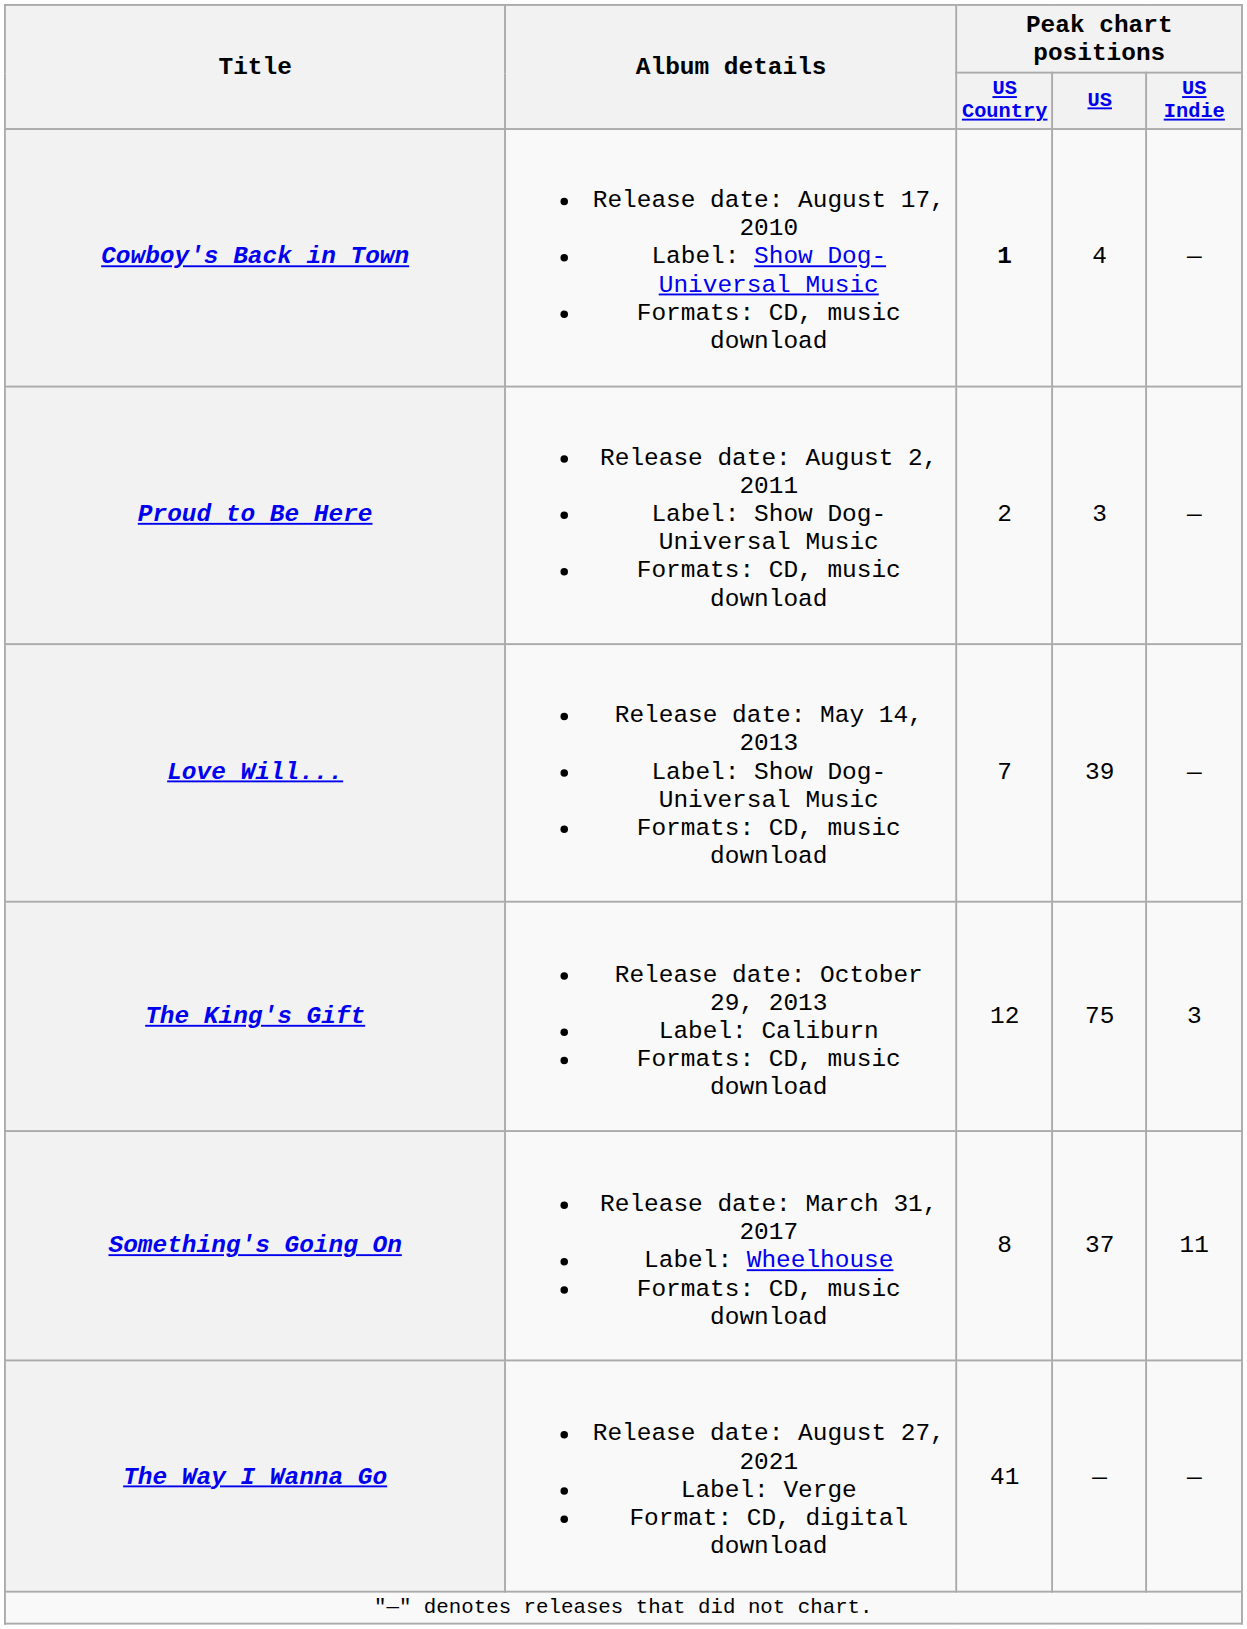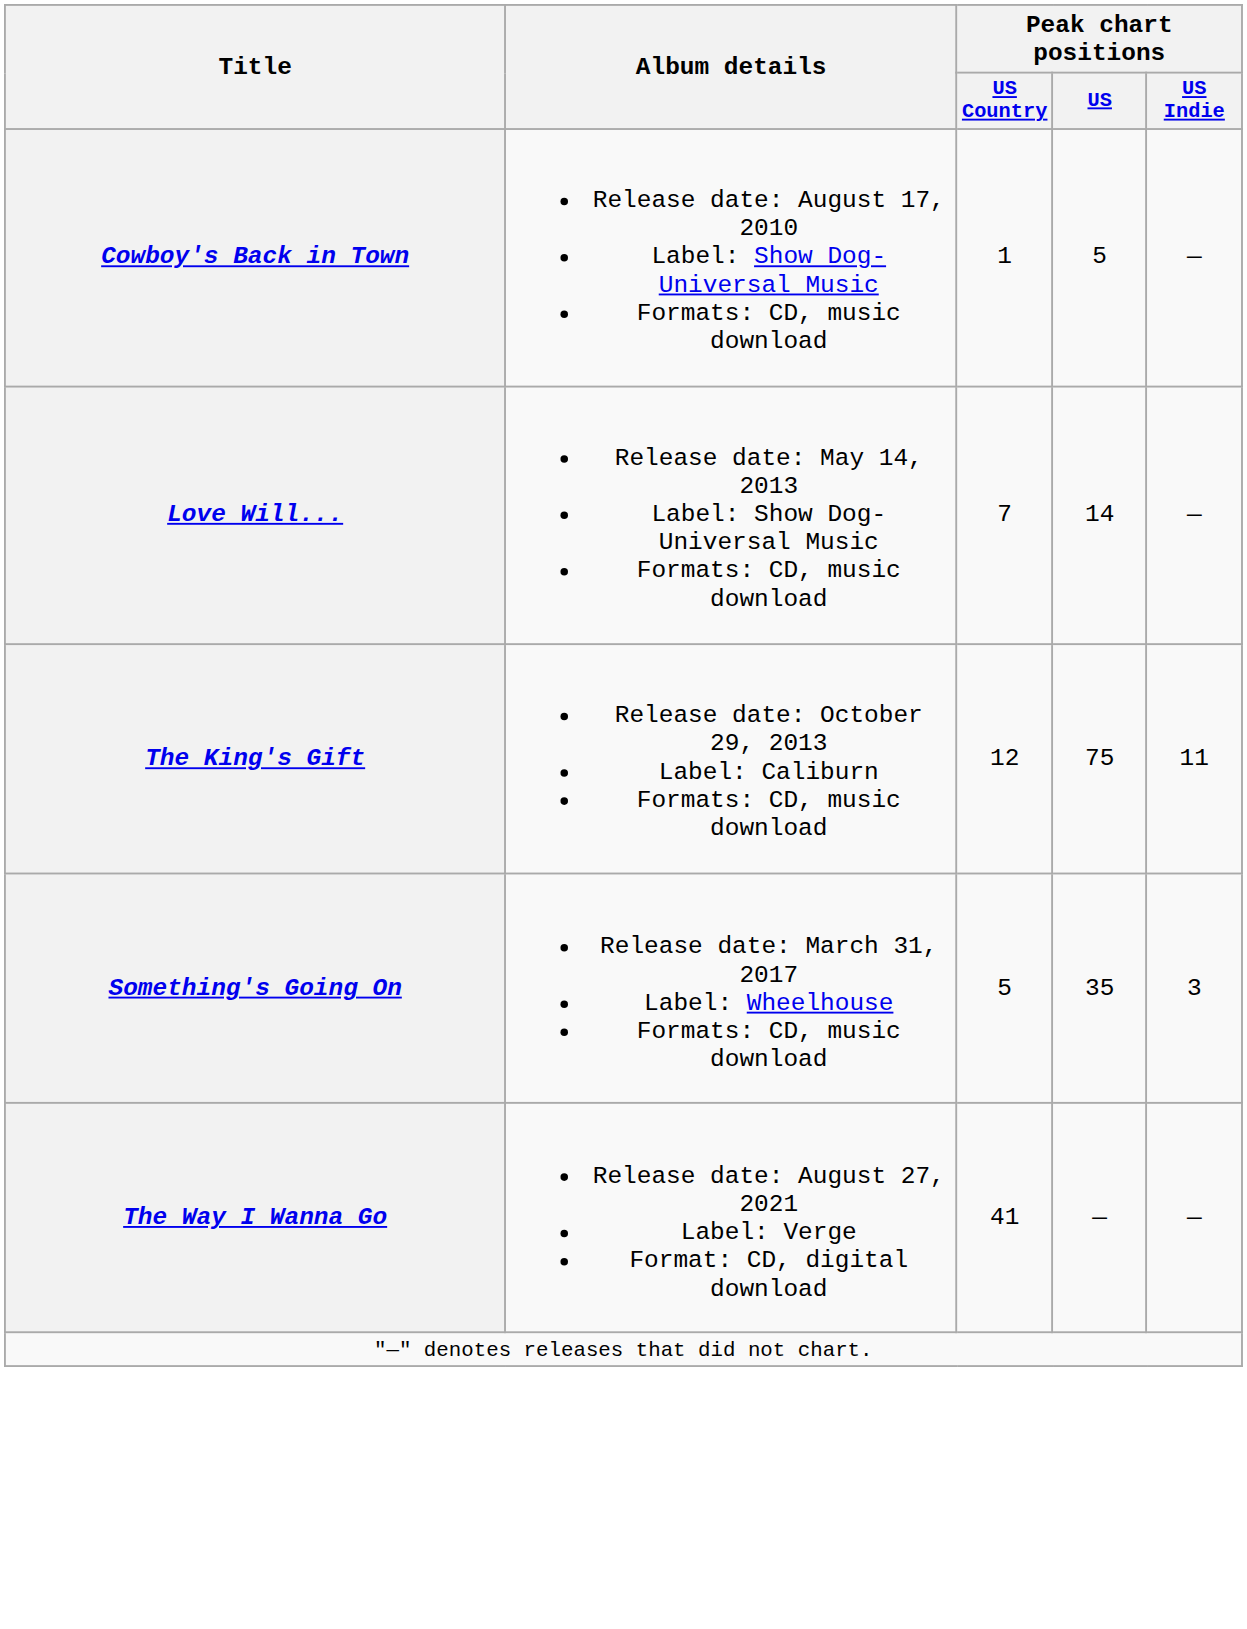(1005, 257) bold -> (1005, 257) normal
(1100, 257) 4 -> (1100, 257) 5
- row: (255, 515)
(1100, 773) 39 -> (1100, 515) 14
(1194, 1017) 3 -> (1194, 759) 11
(1005, 1246) 8 -> (1005, 988) 5
(1100, 1246) 37 -> (1100, 988) 35
(1194, 1246) 11 -> (1194, 988) 3
